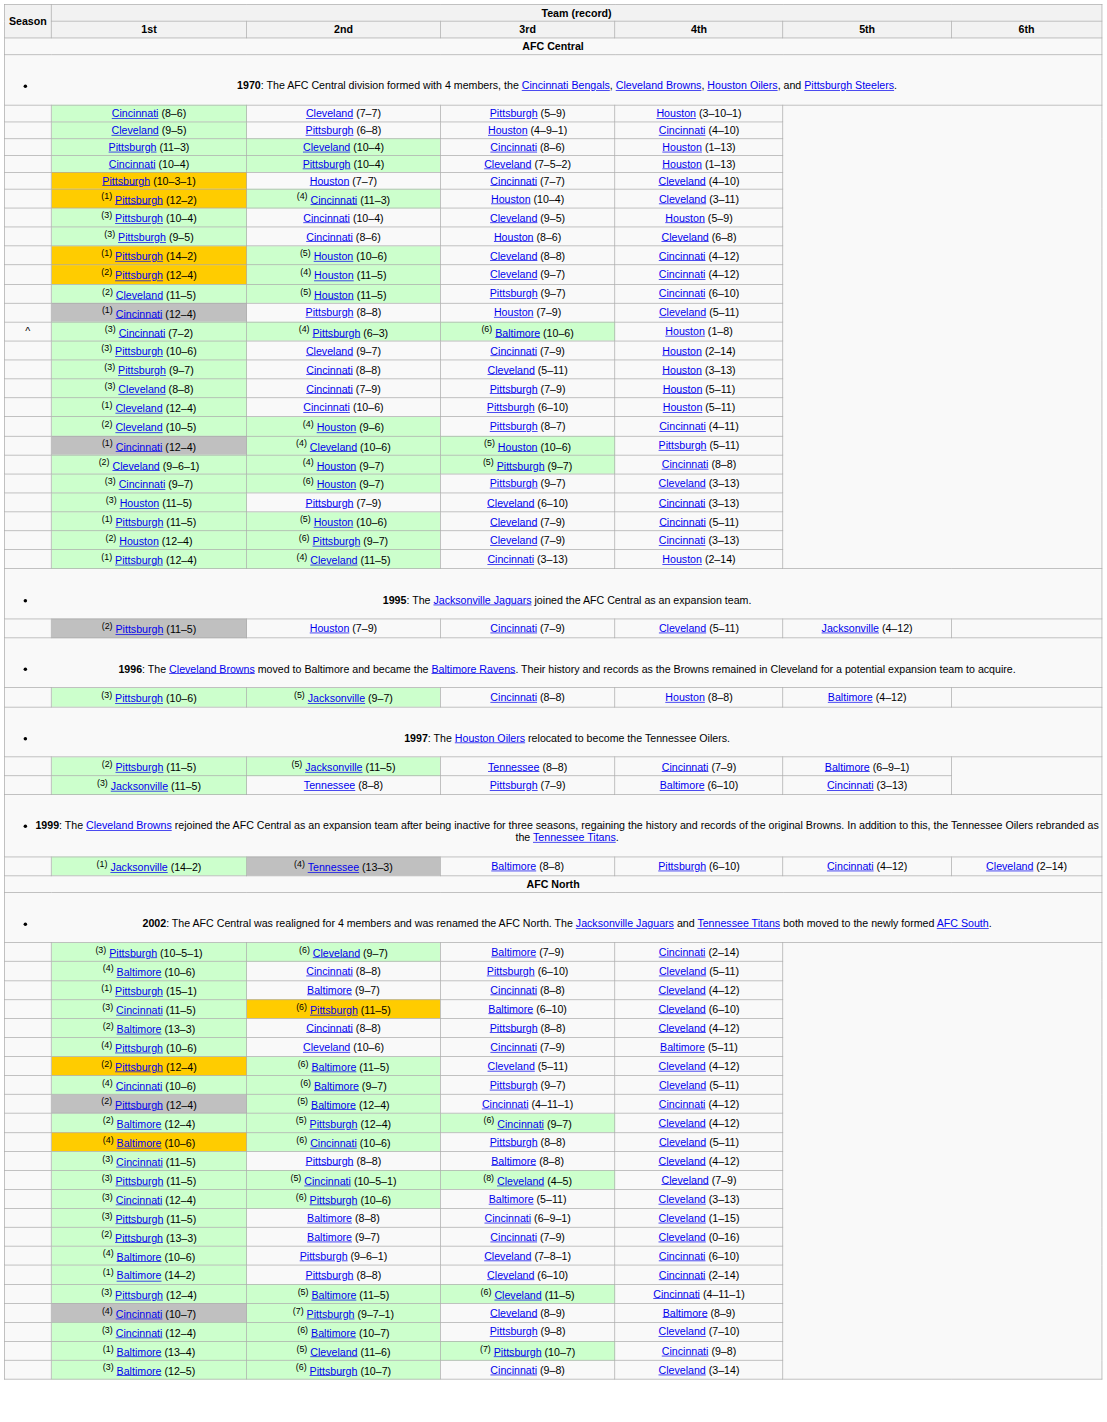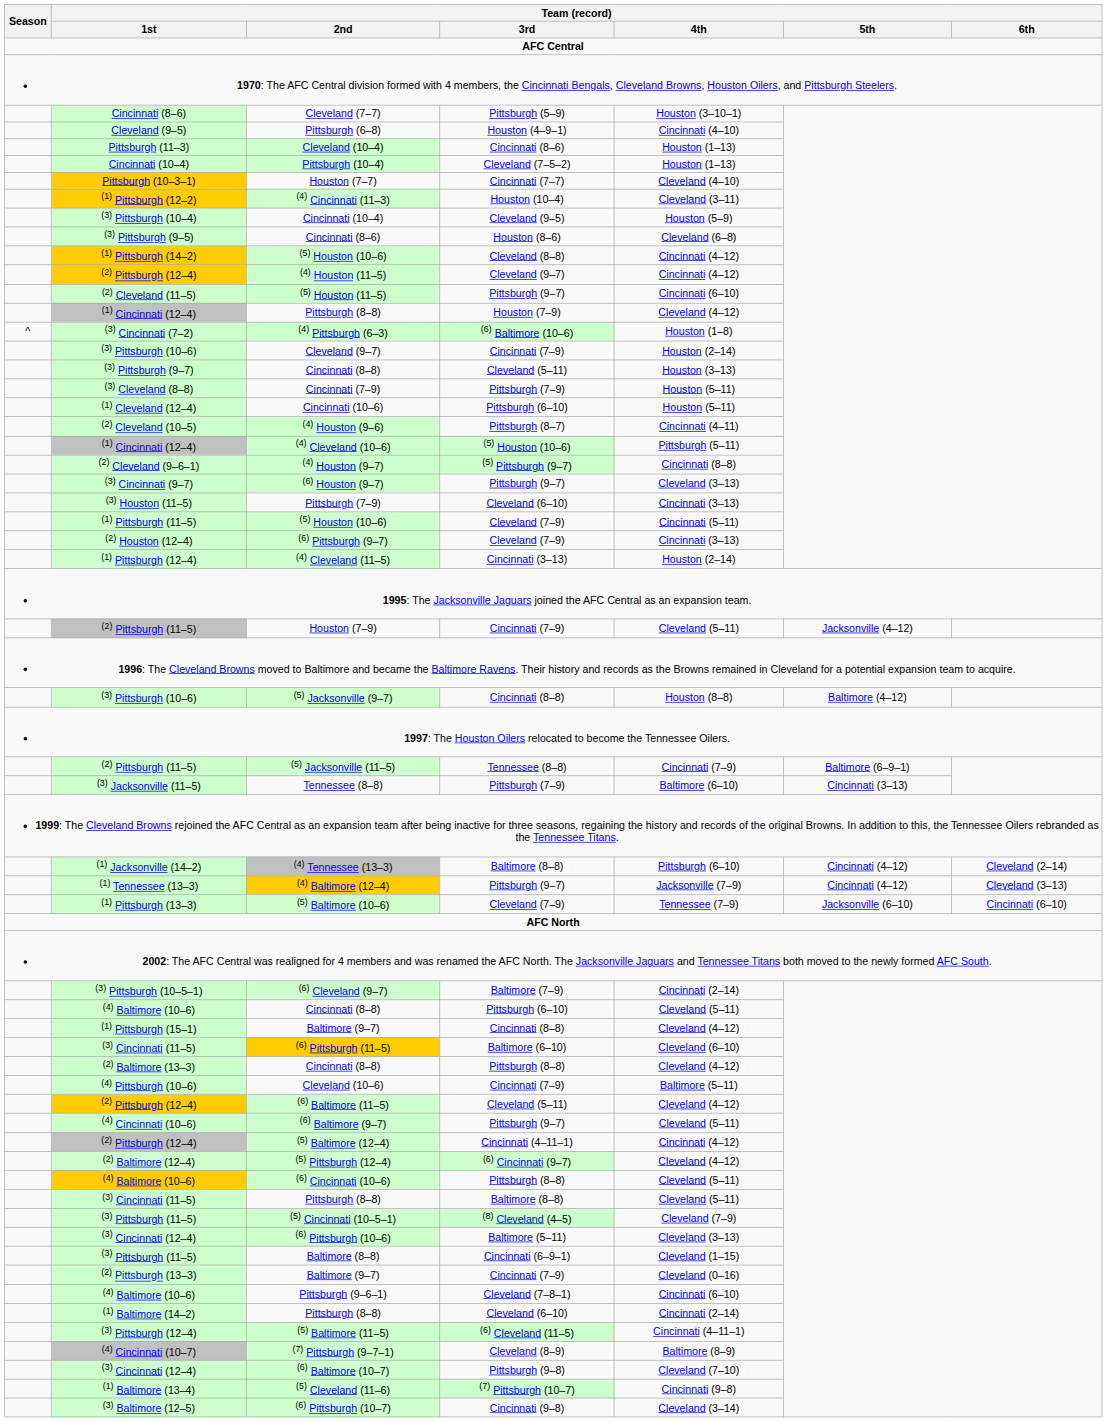(699, 313) Cleveland (5–11) -> (699, 313) Cleveland (4–12)
+ row: (149, 885)
+ row: (149, 904)
(699, 1161) Cleveland (4–12) -> (699, 1199) Cleveland (5–11)
